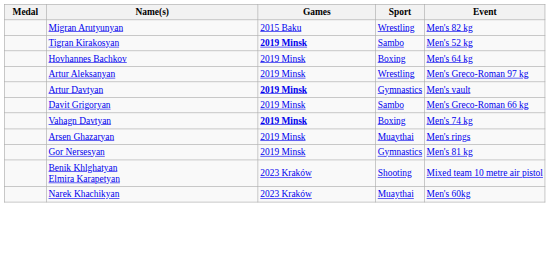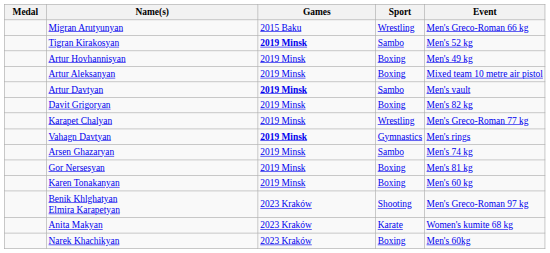(450, 27) Men's 82 kg -> (478, 27) Men's Greco-Roman 66 kg
+ row: (87, 59)
- row: (88, 59)
(396, 74) Wrestling -> (392, 74) Boxing
(478, 74) Men's Greco-Roman 97 kg -> (485, 74) Mixed team 10 metre air pistol
(400, 90) Gymnastics -> (391, 90) Sambo
(391, 105) Sambo -> (392, 105) Boxing
(478, 105) Men's Greco-Roman 66 kg -> (450, 105) Men's 82 kg
+ row: (80, 121)
(392, 121) Boxing -> (400, 136) Gymnastics
(450, 121) Men's 74 kg -> (448, 136) Men's rings
(396, 136) Muaythai -> (391, 152) Sambo
(448, 136) Men's rings -> (450, 152) Men's 74 kg
(400, 152) Gymnastics -> (392, 167) Boxing
+ row: (84, 183)
(485, 173) Mixed team 10 metre air pistol -> (478, 204) Men's Greco-Roman 97 kg
+ row: (76, 225)
(396, 194) Muaythai -> (392, 241) Boxing
